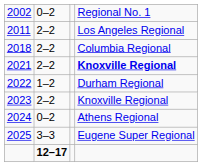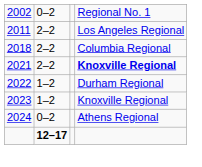(46, 100) 2–2 -> (46, 100) 1–2
- row: (19, 135)
